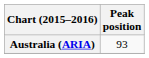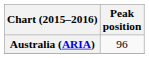(122, 44) 93 -> (122, 44) 96
